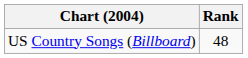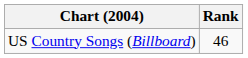(221, 41) 48 -> (221, 41) 46
